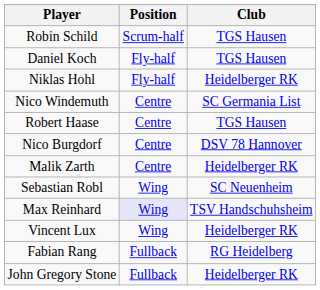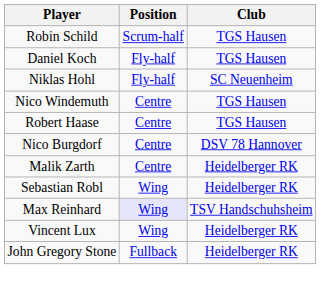(251, 79) Heidelberger RK -> (251, 79) SC Neuenheim
(251, 101) SC Germania List -> (251, 101) TGS Hausen
(251, 187) SC Neuenheim -> (251, 187) Heidelberger RK
- row: (62, 252)
